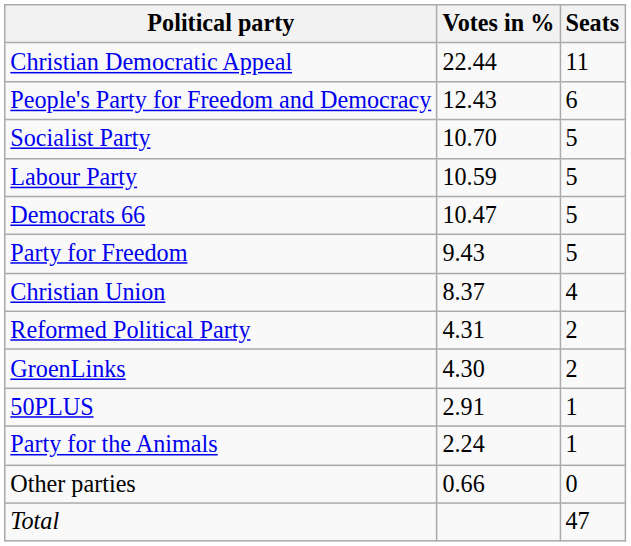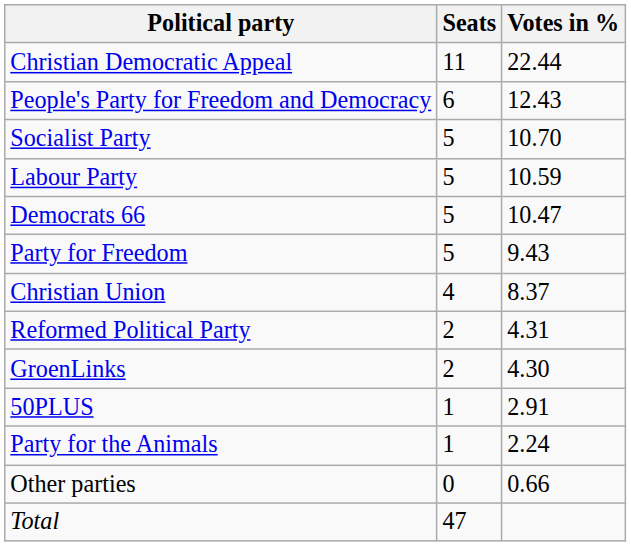columns swapped: (498, 23) <-> (592, 23)
